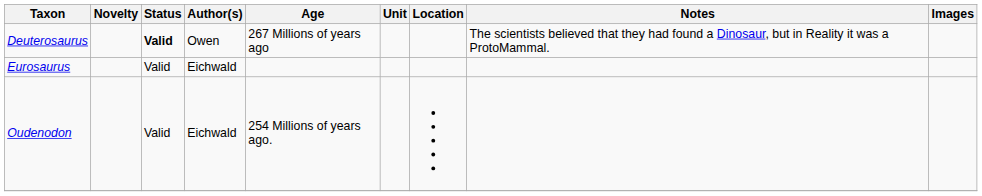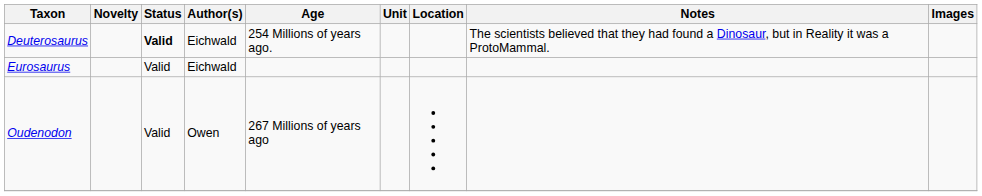(203, 40) Owen -> (212, 40) Eichwald
(304, 40) 267 Millions of years ago -> (304, 40) 254 Millions of years ago.
(212, 133) Eichwald -> (203, 133) Owen
(304, 133) 254 Millions of years ago. -> (304, 133) 267 Millions of years ago
